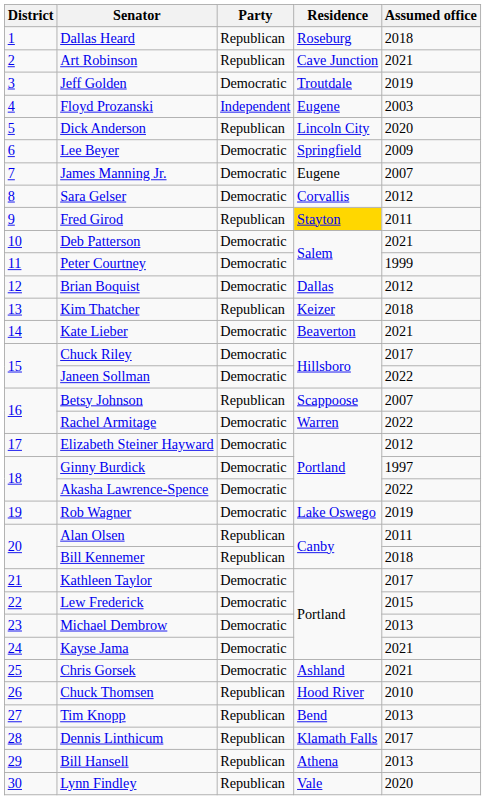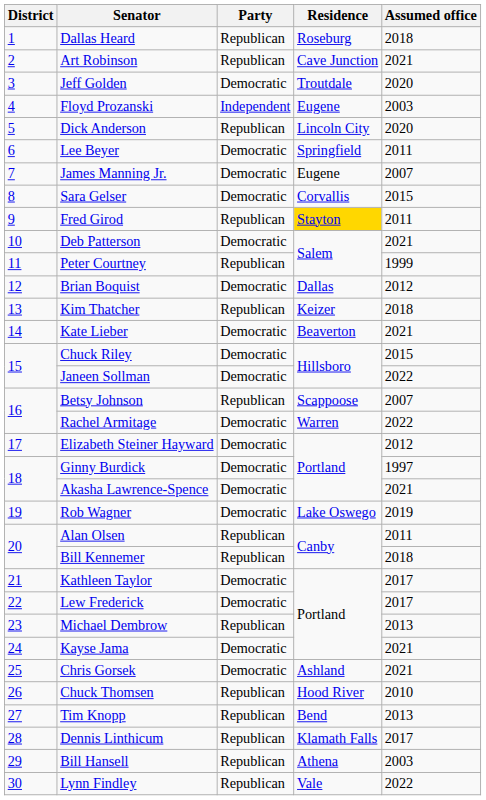(399, 83) 2019 -> (399, 83) 2020
(399, 151) 2009 -> (399, 151) 2011
(399, 196) 2012 -> (399, 196) 2015
(253, 264) Democratic -> (253, 264) Republican
(399, 354) 2017 -> (399, 354) 2015
(399, 490) 2022 -> (399, 490) 2021
(399, 602) 2015 -> (399, 602) 2017
(253, 625) Democratic -> (253, 625) Republican
(399, 761) 2013 -> (399, 761) 2003
(399, 783) 2020 -> (399, 783) 2022
